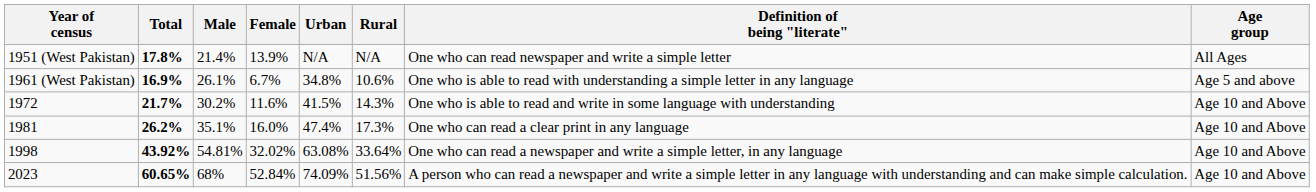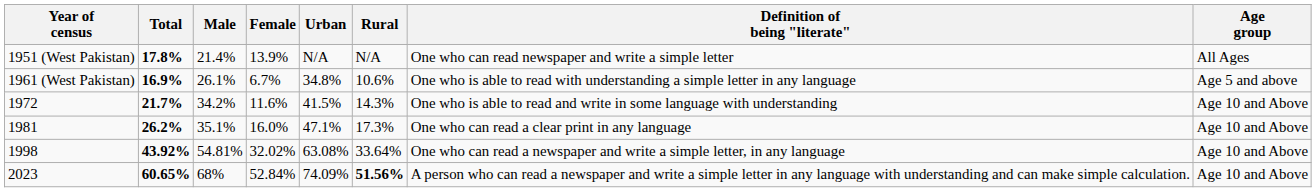(216, 103) 30.2% -> (216, 103) 34.2%
(322, 127) 47.4% -> (322, 127) 47.1%
(378, 174) normal -> (380, 174) bold
